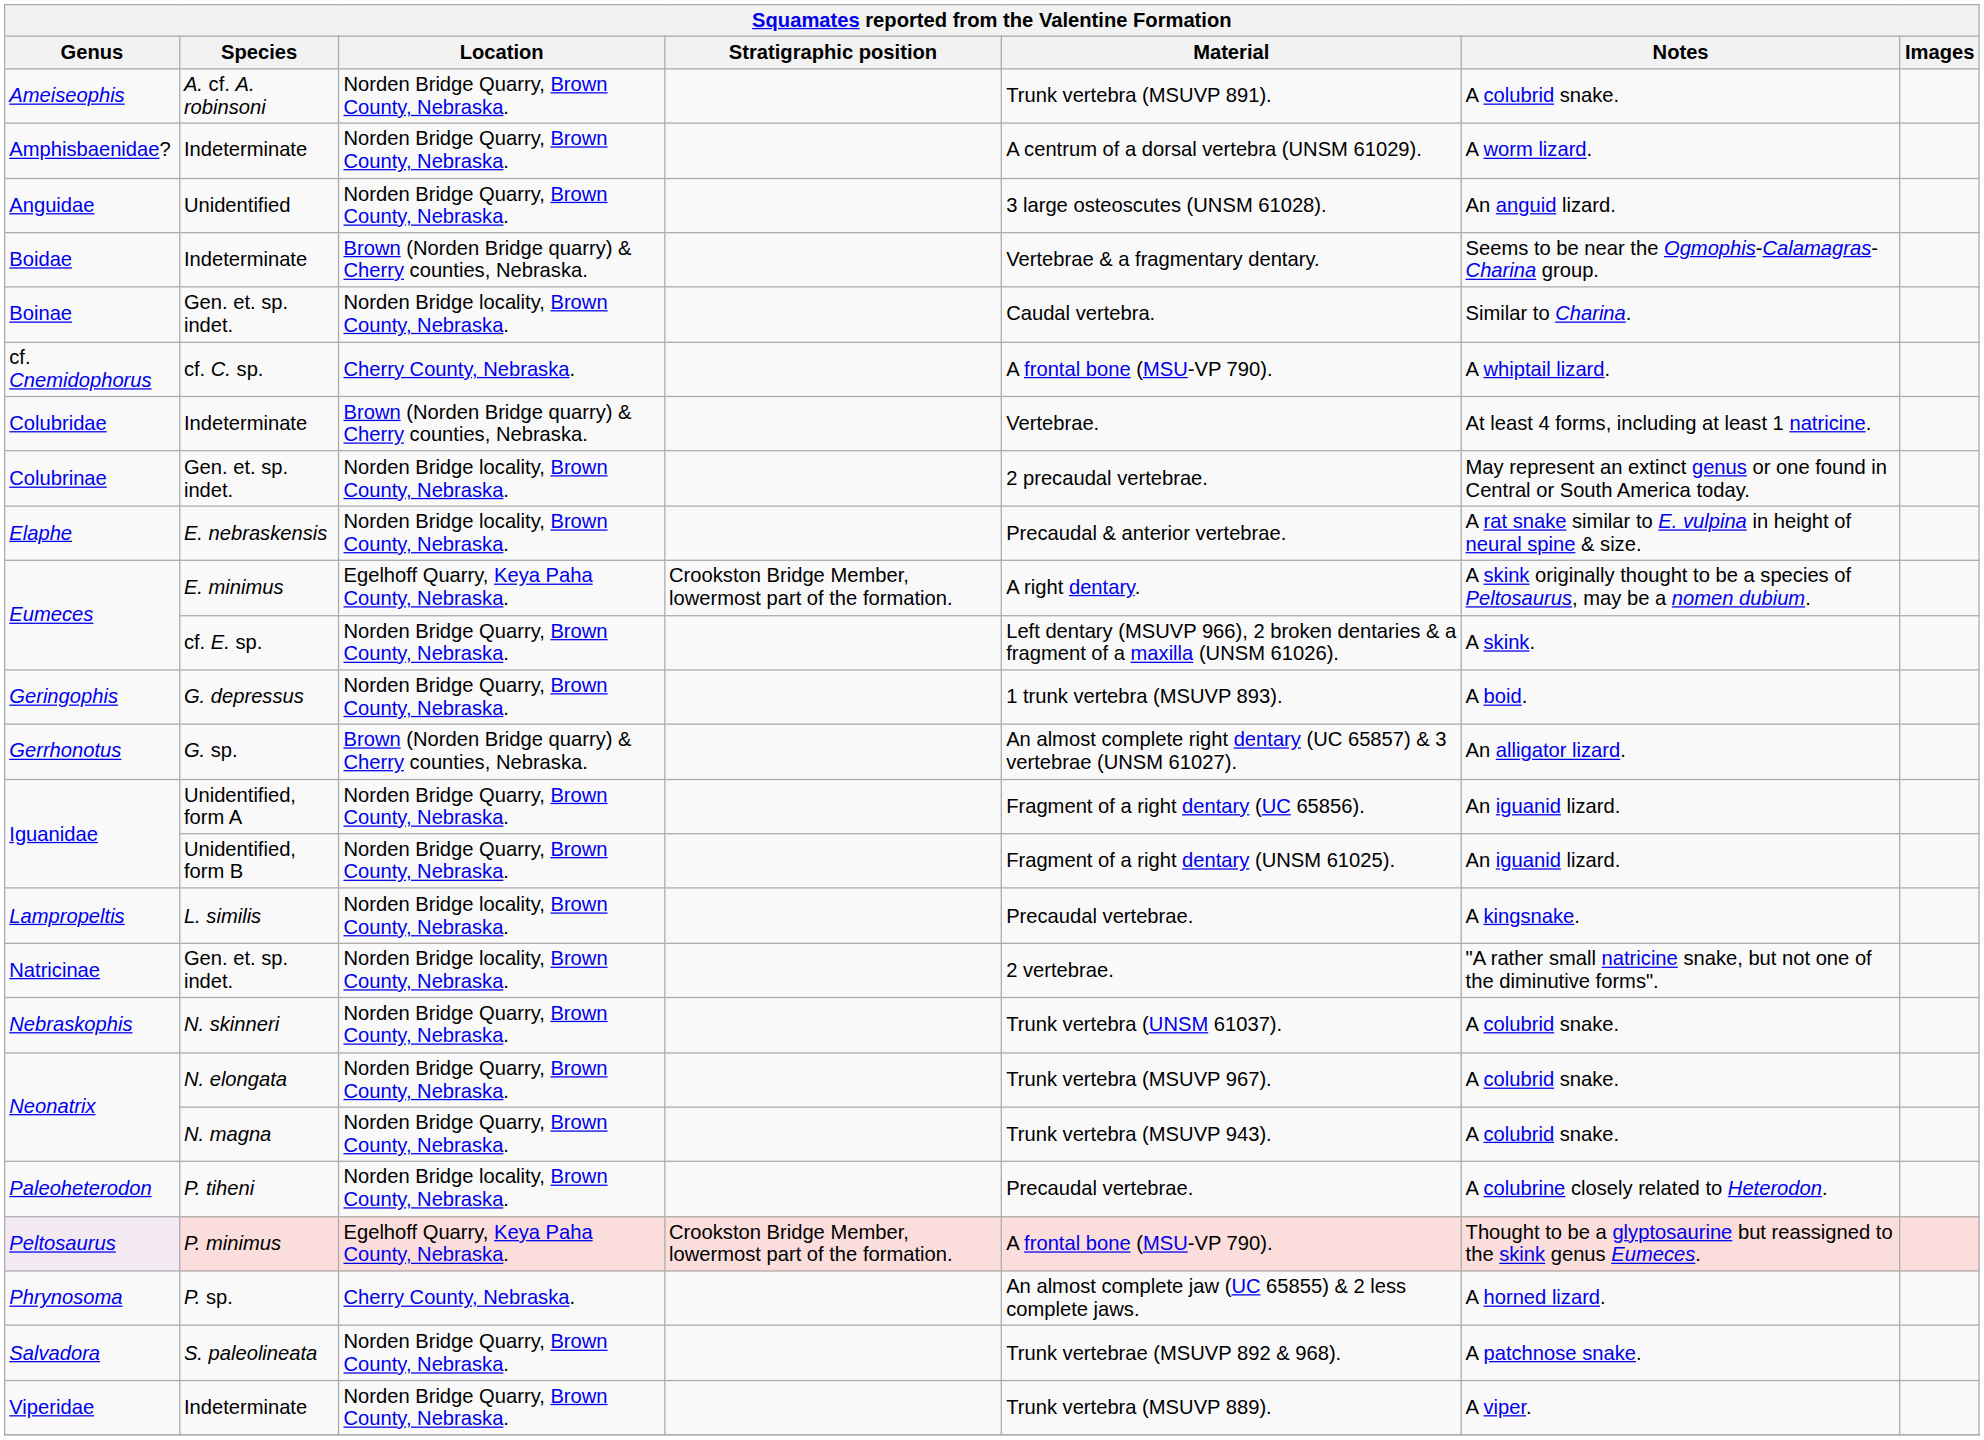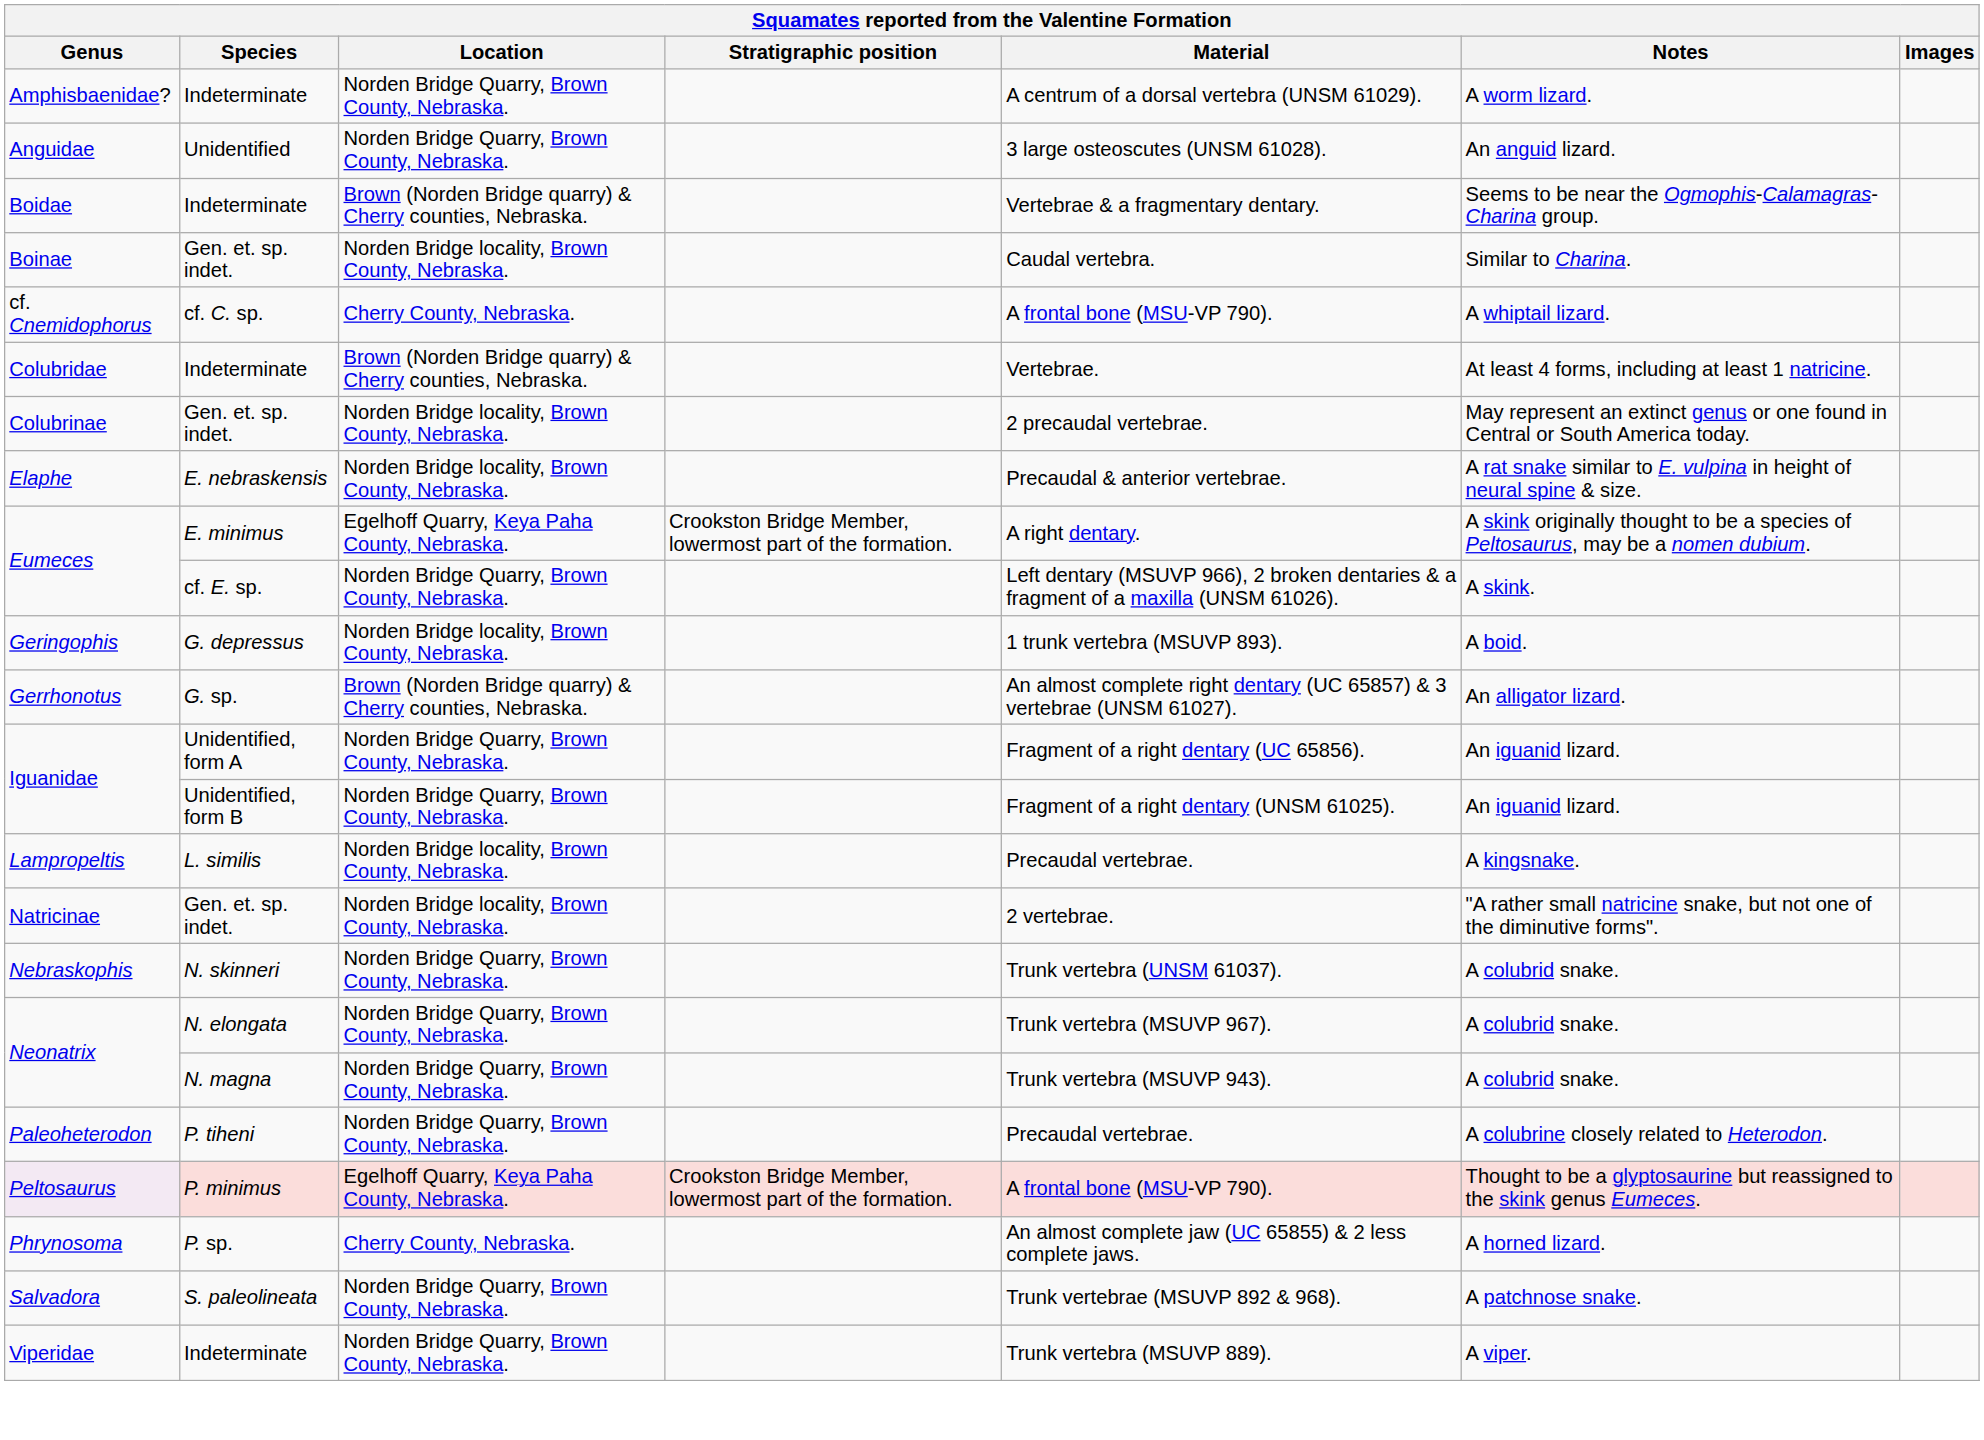- row: (67, 95)
(476, 696) Norden Bridge Quarry, Brown County, Nebraska. -> (476, 642) Norden Bridge locality, Brown County, Nebraska.
(476, 1188) Norden Bridge locality, Brown County, Nebraska. -> (476, 1134) Norden Bridge Quarry, Brown County, Nebraska.
